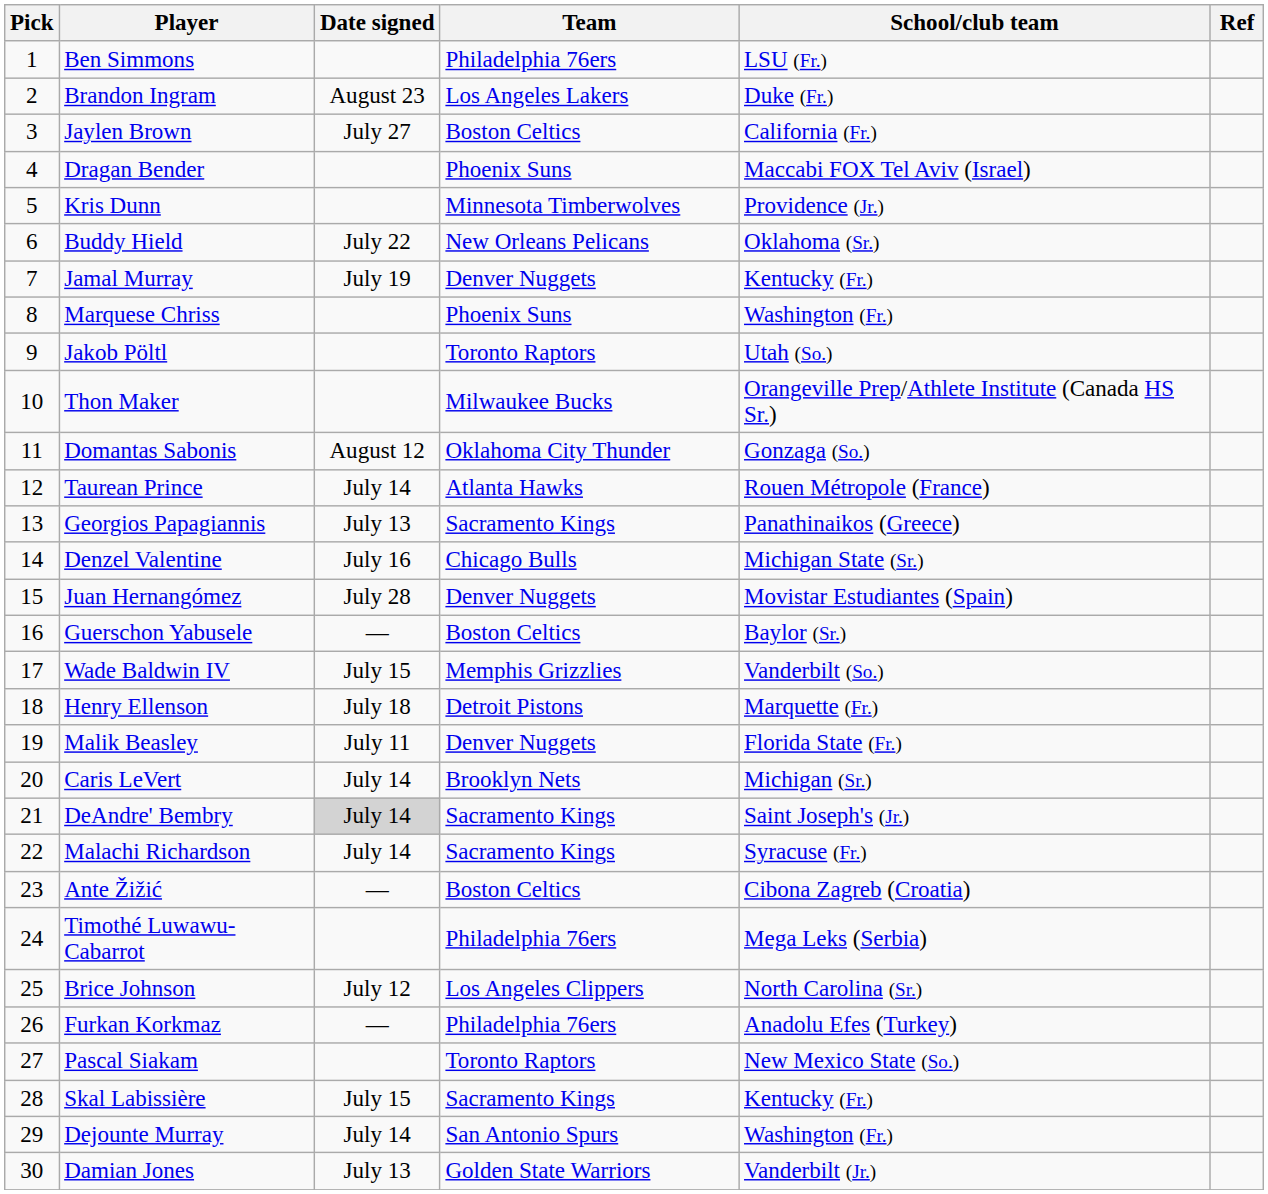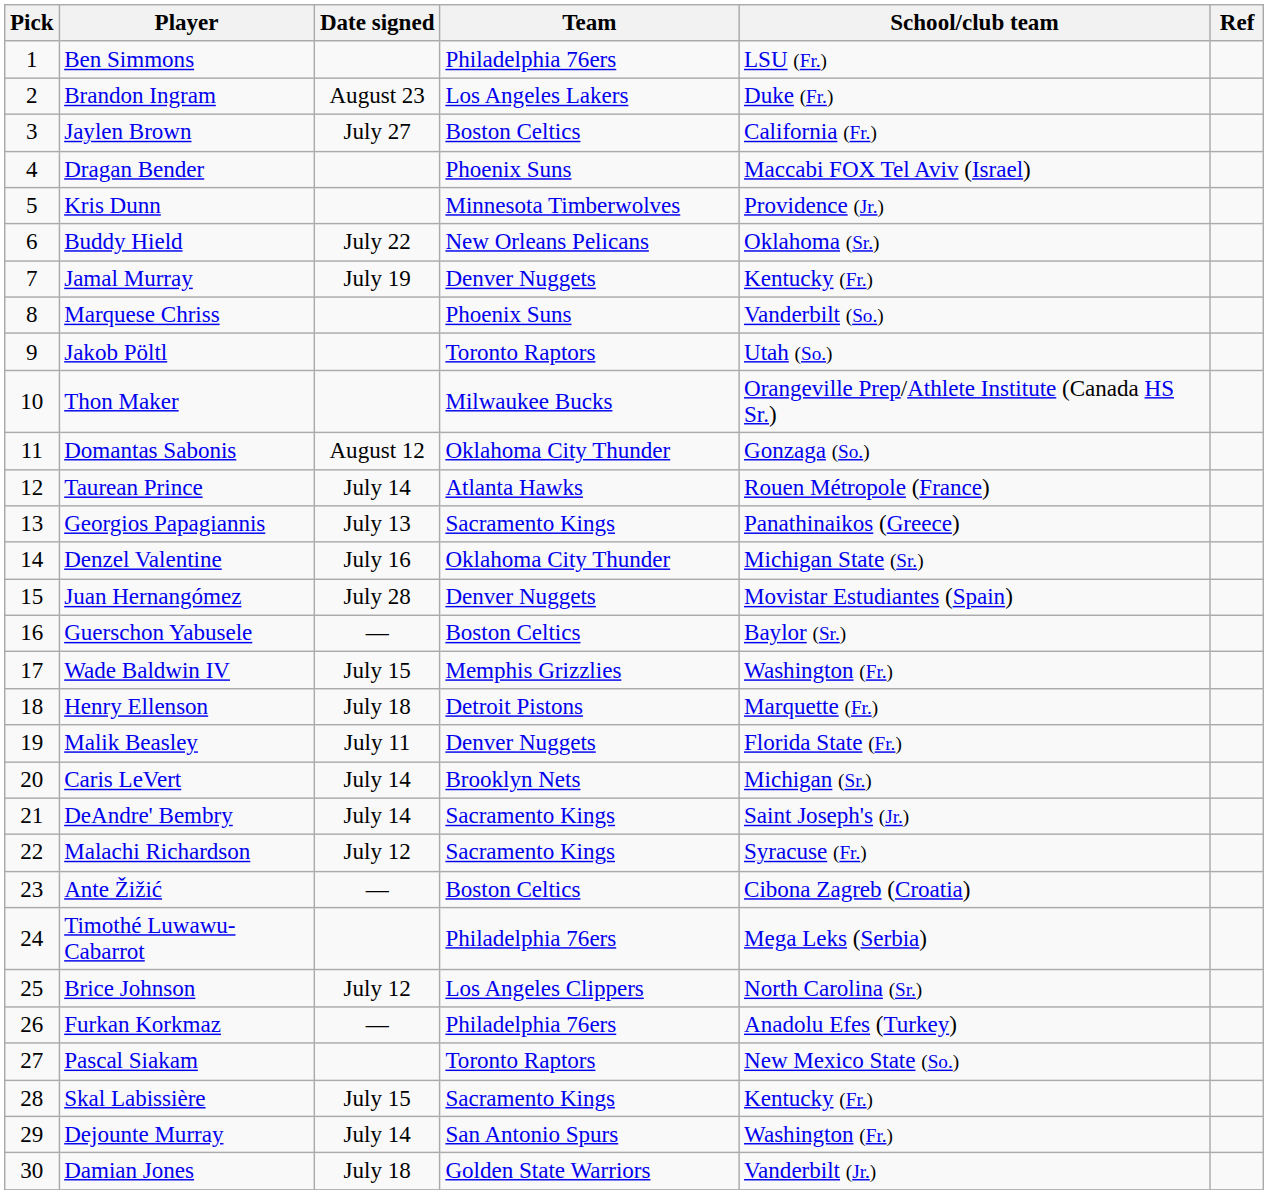(818, 315) Washington (Fr.) -> (814, 315) Vanderbilt (So.)
(511, 560) Chicago Bulls -> (558, 560) Oklahoma City Thunder
(814, 669) Vanderbilt (So.) -> (818, 669) Washington (Fr.)
(377, 816) lightgrey background -> (377, 816) no background
(377, 852) July 14 -> (377, 852) July 12
(377, 1170) July 13 -> (377, 1170) July 18
